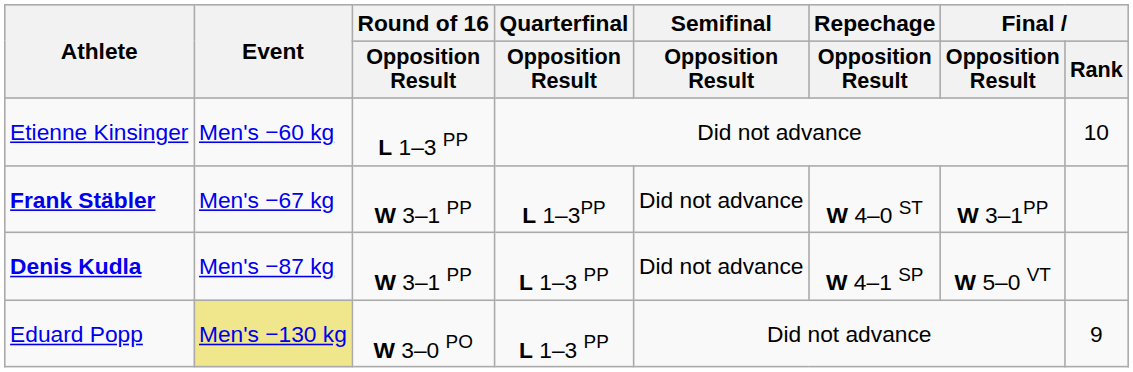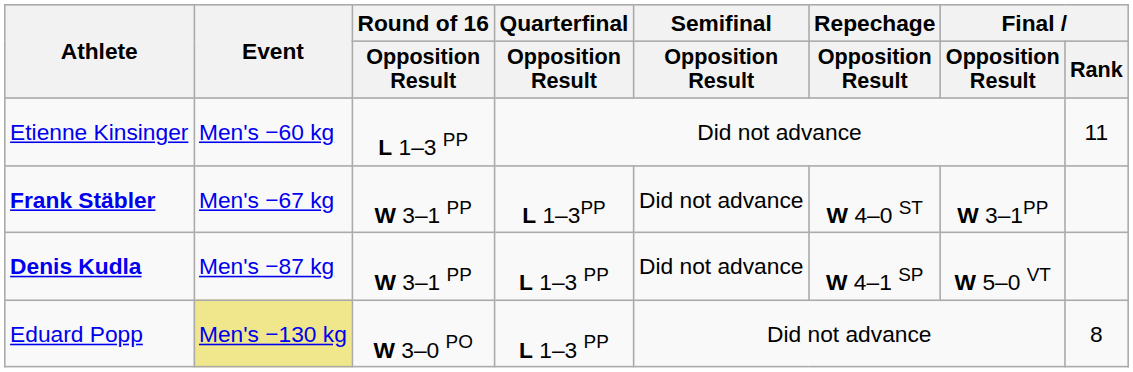(1096, 132) 10 -> (1096, 132) 11
(1096, 334) 9 -> (1096, 334) 8
